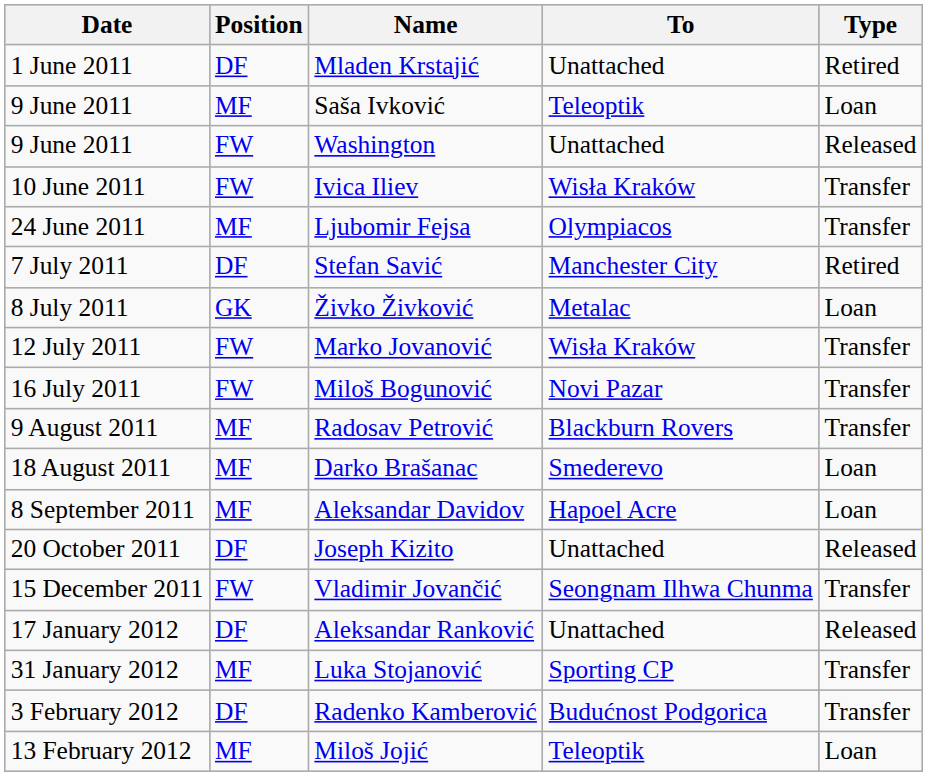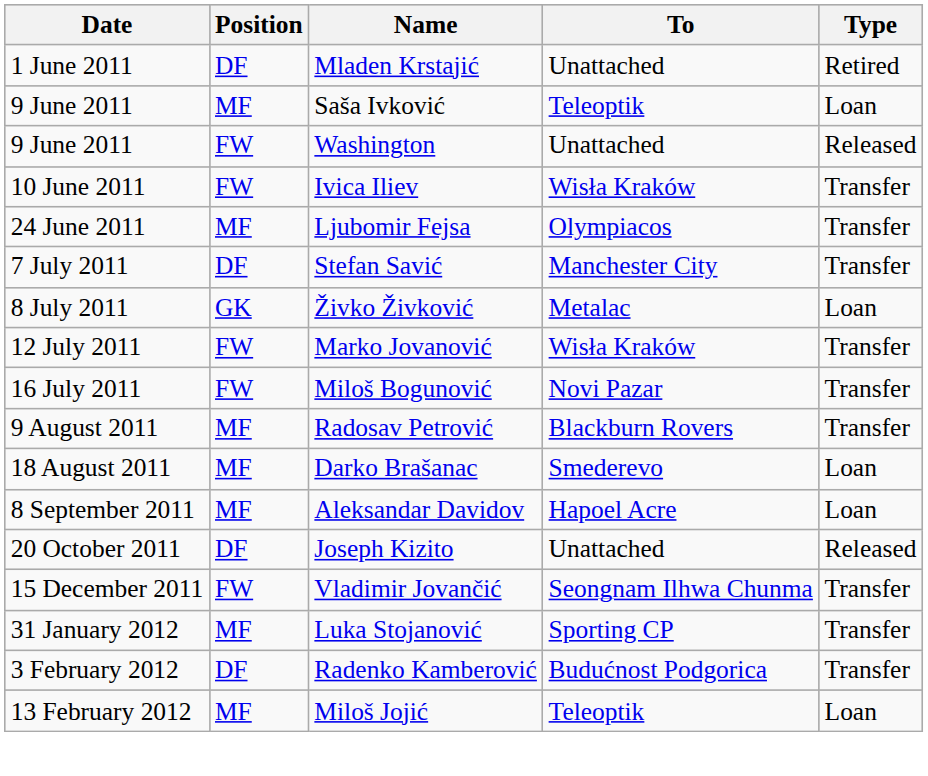(862, 266) Retired -> (867, 266) Transfer
- row: (424, 629)
